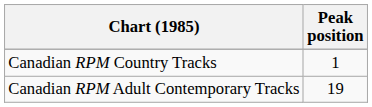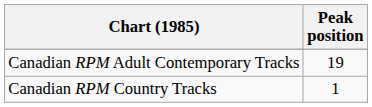rows swapped: (113, 62) <-> (154, 89)
